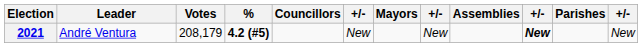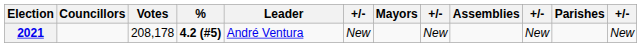columns swapped: (116, 14) <-> (308, 14)
(201, 33) 208,179 -> (153, 33) 208,178
(537, 33) bold -> (537, 33) normal
